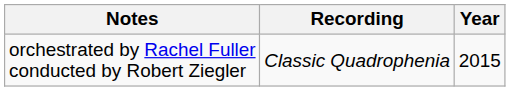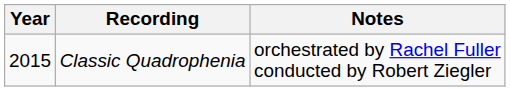columns swapped: (480, 19) <-> (132, 19)
